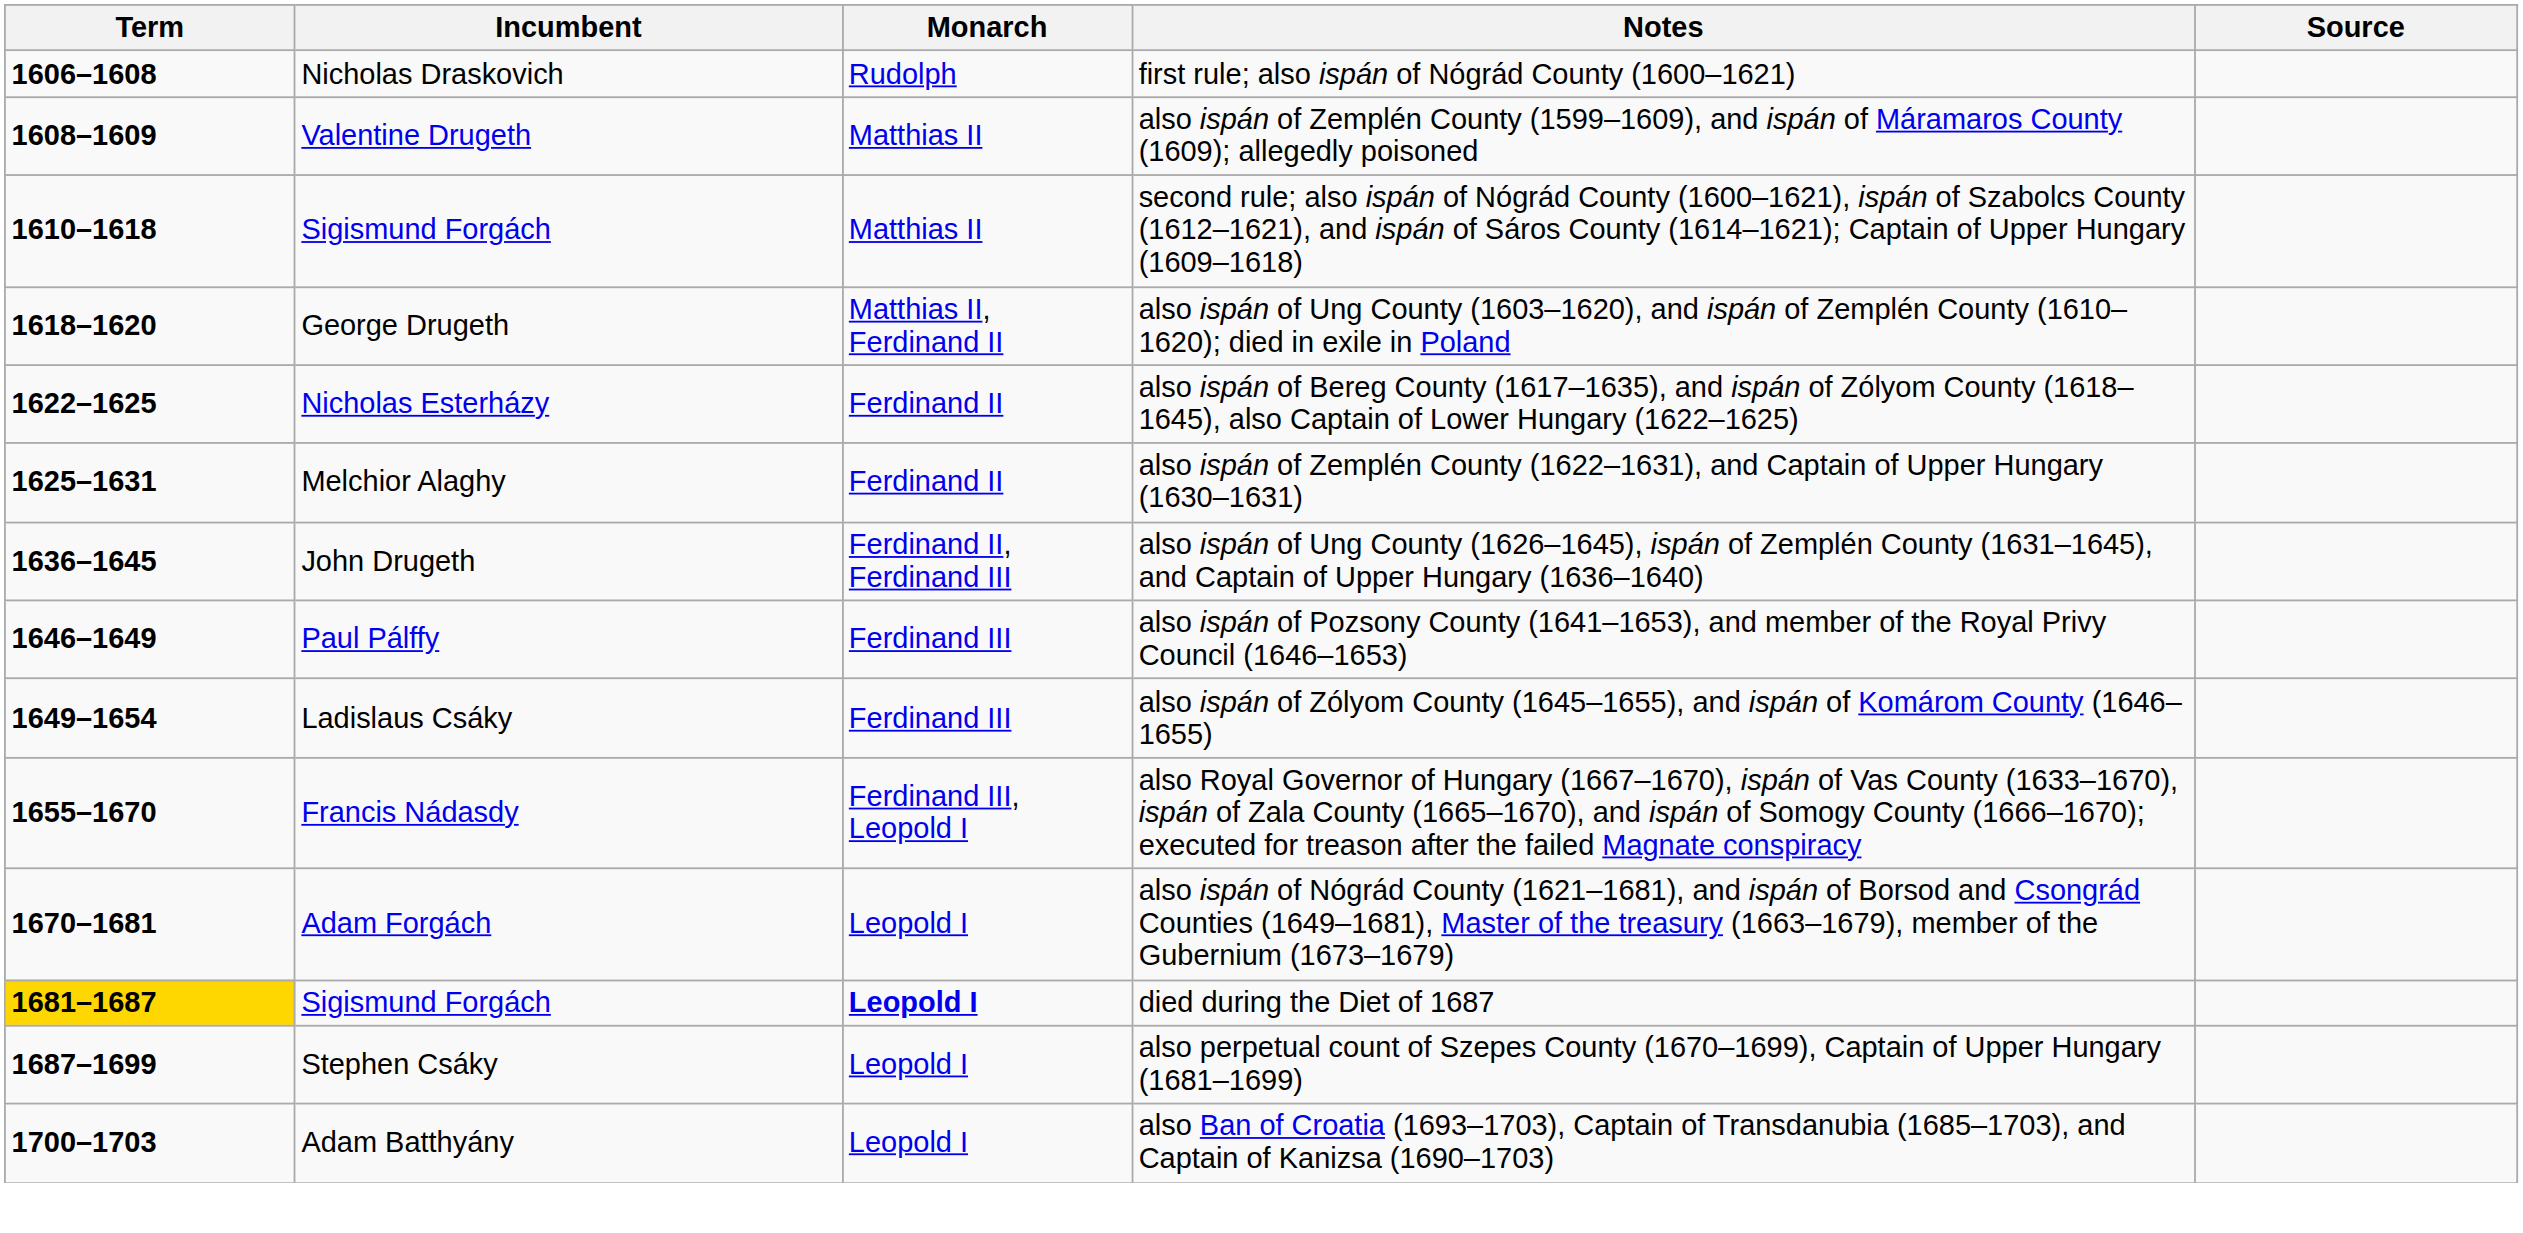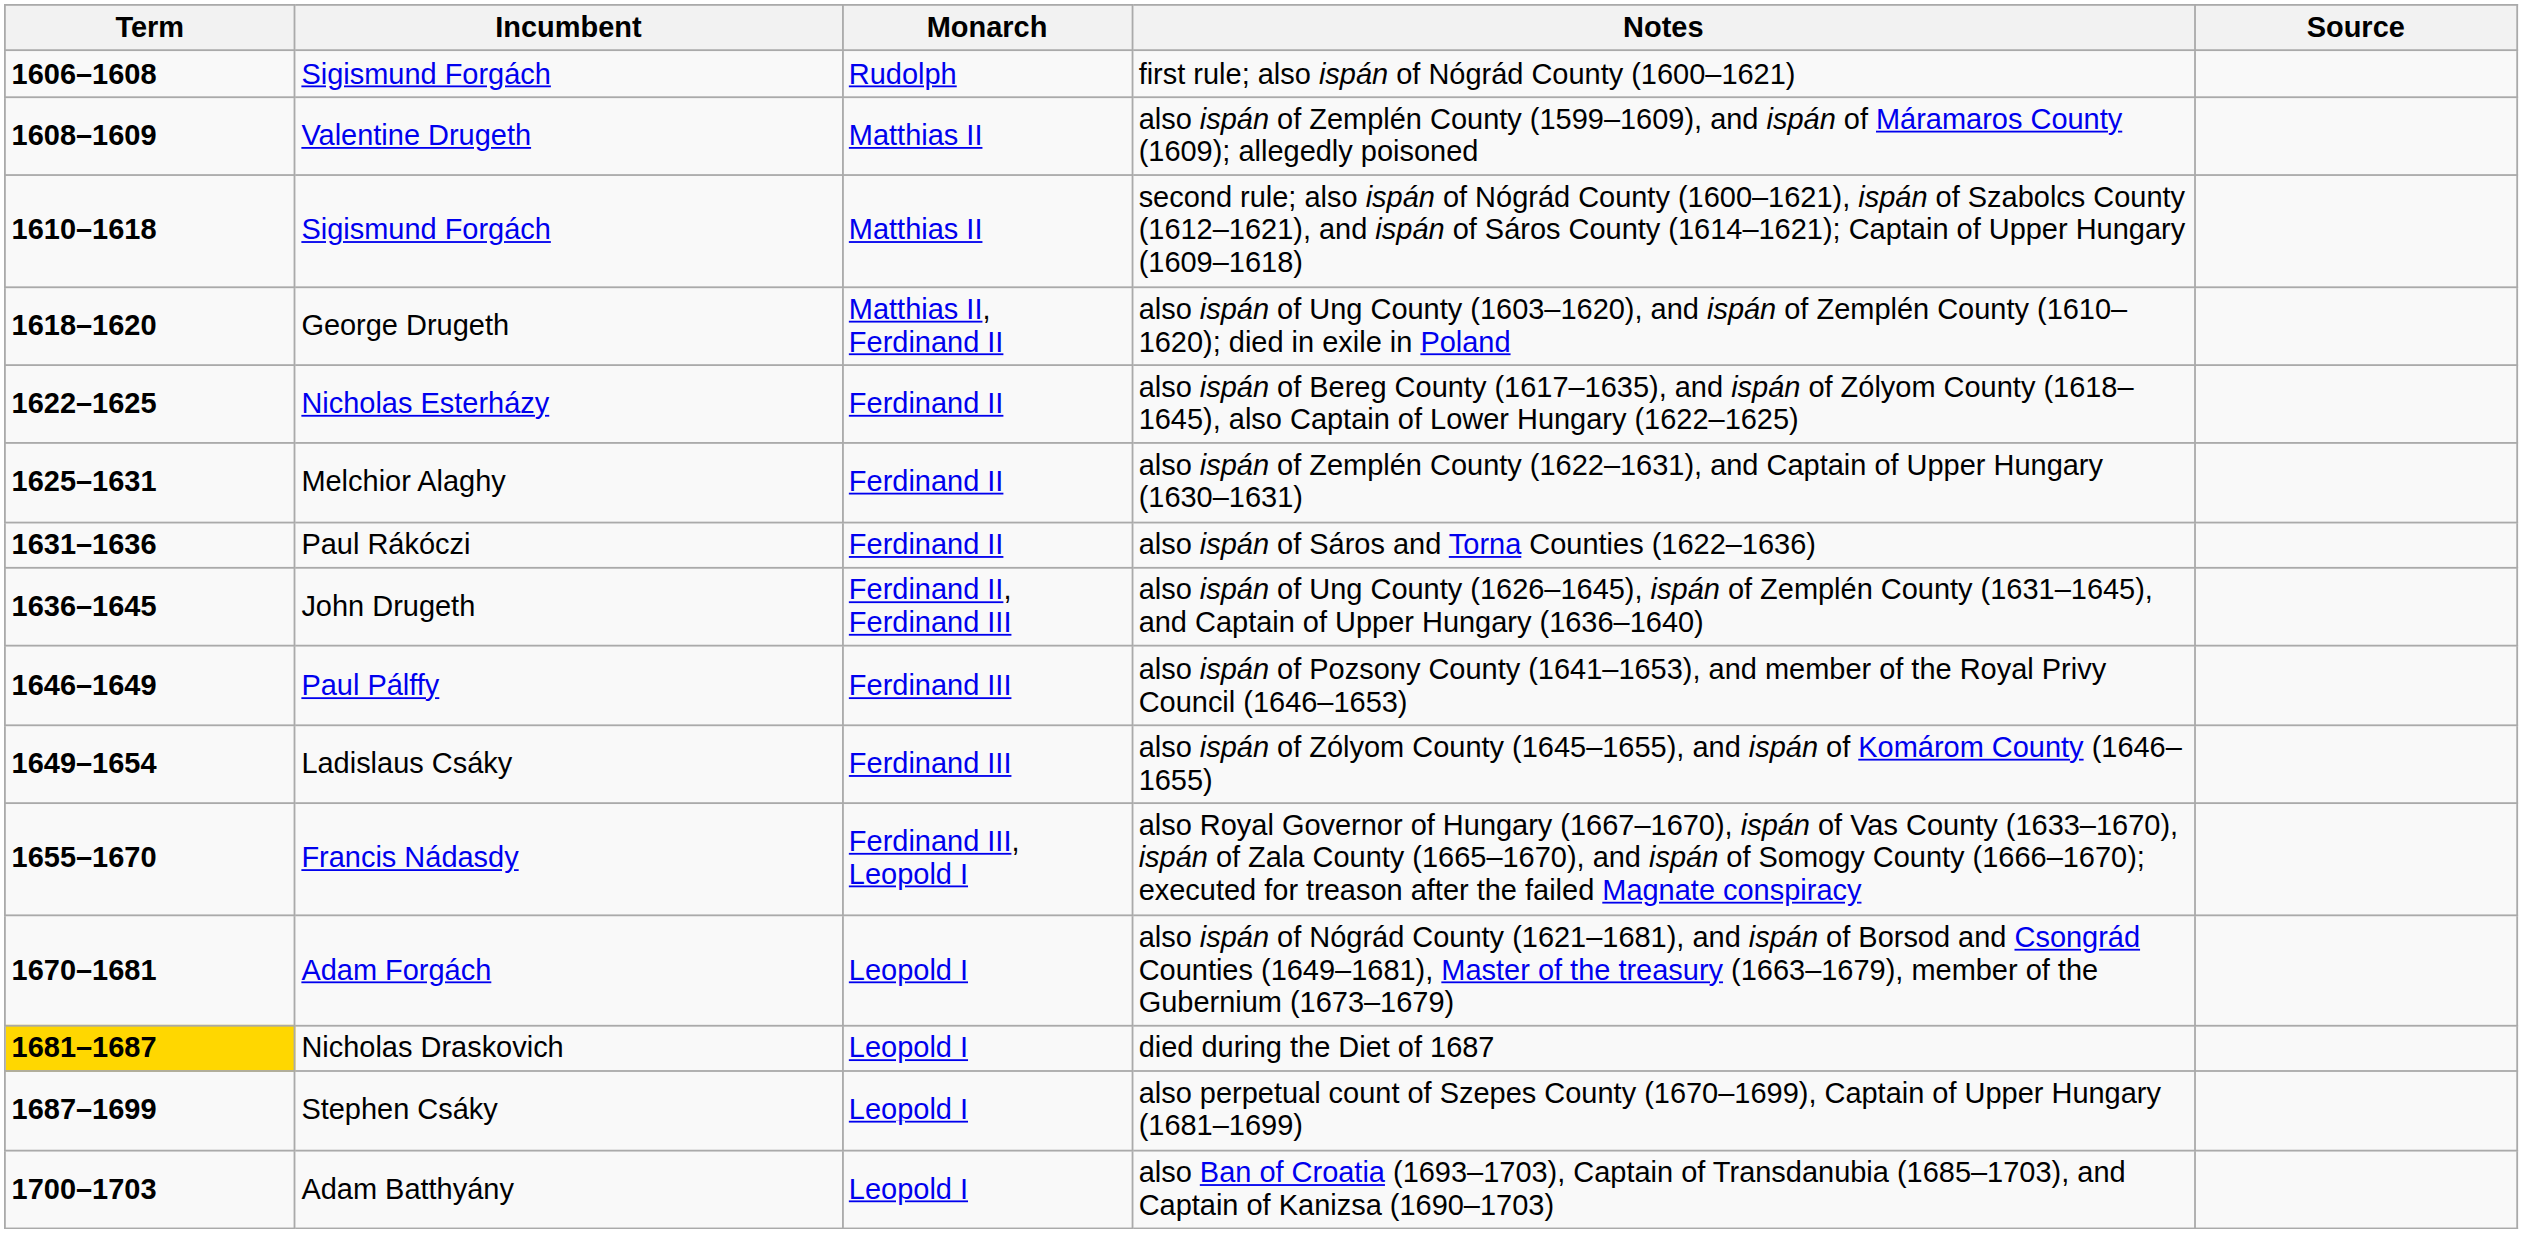(433, 73) Nicholas Draskovich -> (426, 73) Sigismund Forgách
+ row: (1477, 544)
(426, 1002) Sigismund Forgách -> (433, 1048) Nicholas Draskovich
(913, 1002) bold -> (908, 1048) normal
